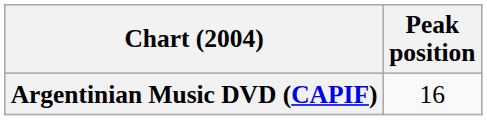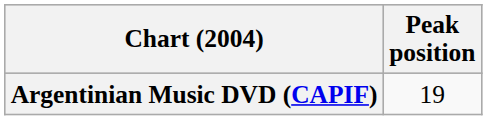(432, 93) 16 -> (432, 93) 19
